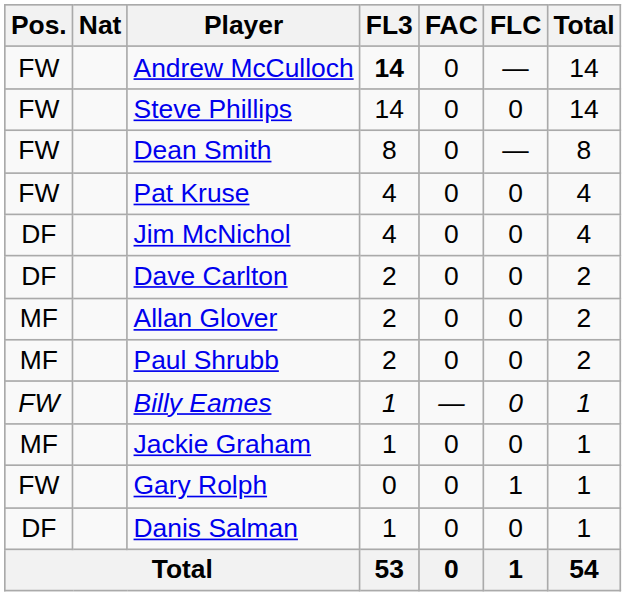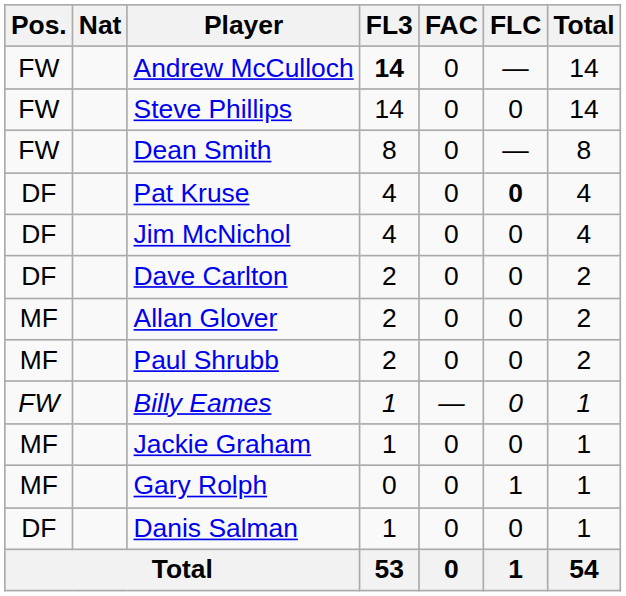(39, 192) FW -> (39, 192) DF
(516, 192) normal -> (516, 192) bold
(39, 485) FW -> (39, 485) MF
